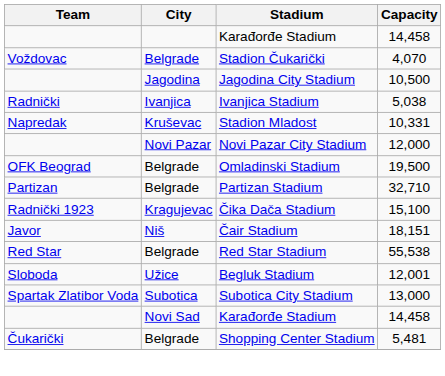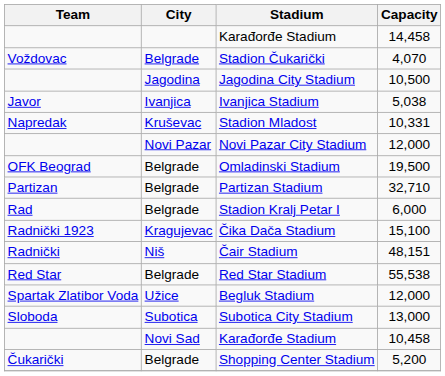(34, 101) Radnički -> (24, 101) Javor
+ row: (172, 209)
(24, 230) Javor -> (34, 252) Radnički
(409, 230) 18,151 -> (409, 252) 48,151
(33, 274) Sloboda -> (73, 295) Spartak Zlatibor Voda
(409, 274) 12,001 -> (409, 295) 12,000
(73, 295) Spartak Zlatibor Voda -> (33, 317) Sloboda
(409, 317) 14,458 -> (409, 338) 10,458
(409, 338) 5,481 -> (409, 360) 5,200
